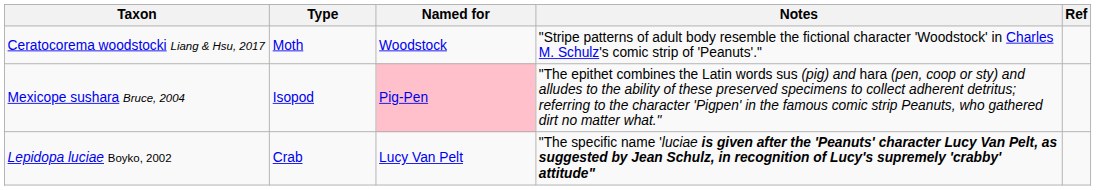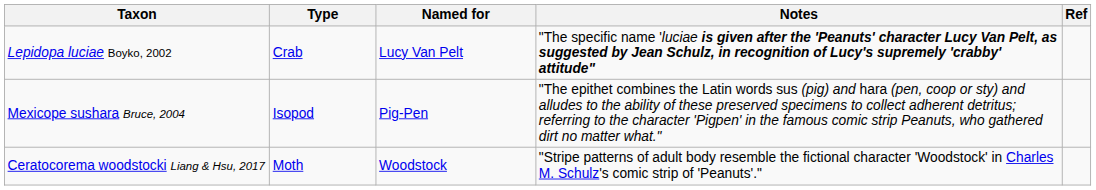rows swapped: (90, 158) <-> (136, 44)
(404, 97) pink background -> (404, 113) no background
